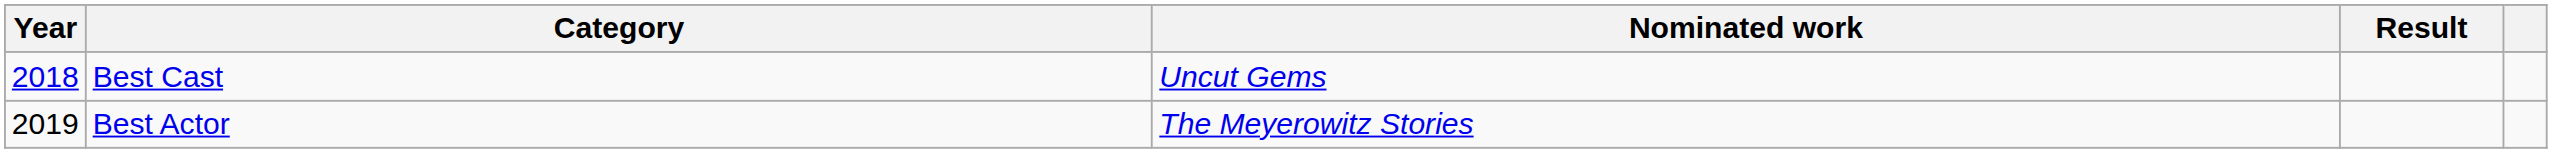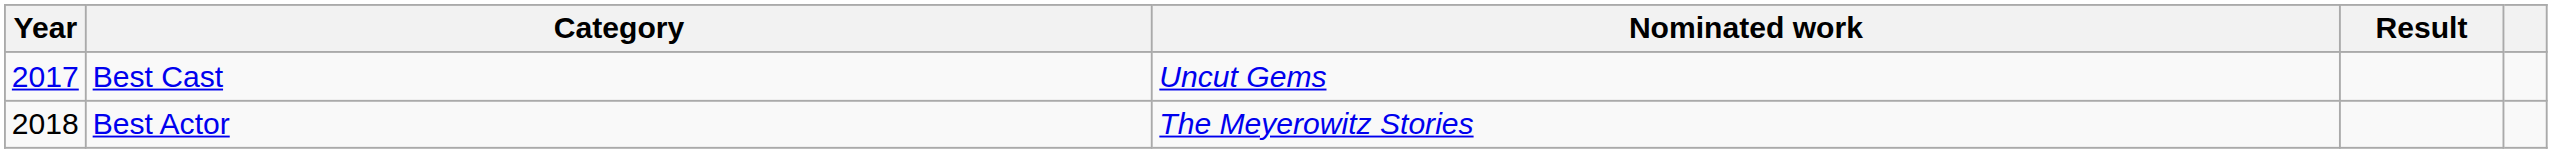(45, 76) 2018 -> (45, 76) 2017
(45, 123) 2019 -> (45, 123) 2018
